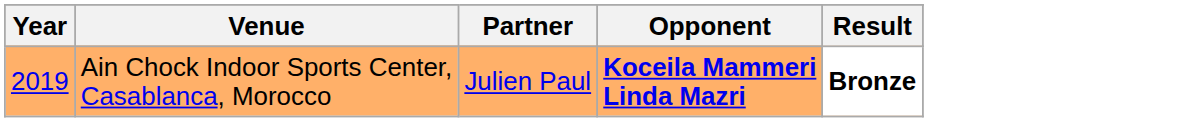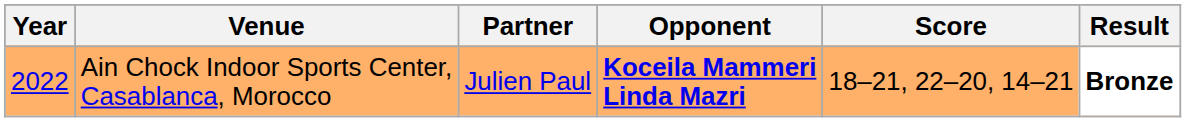+ column: (951, 26)
(40, 81) 2019 -> (40, 81) 2022
